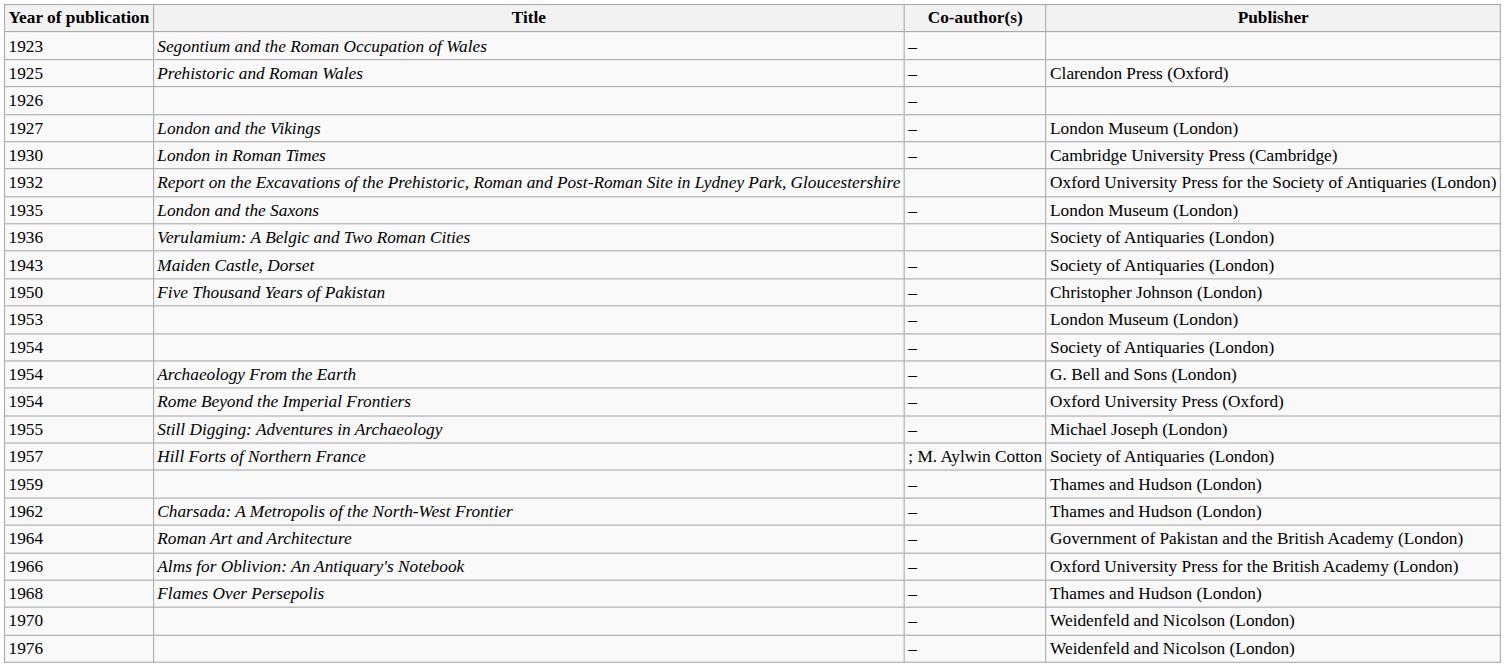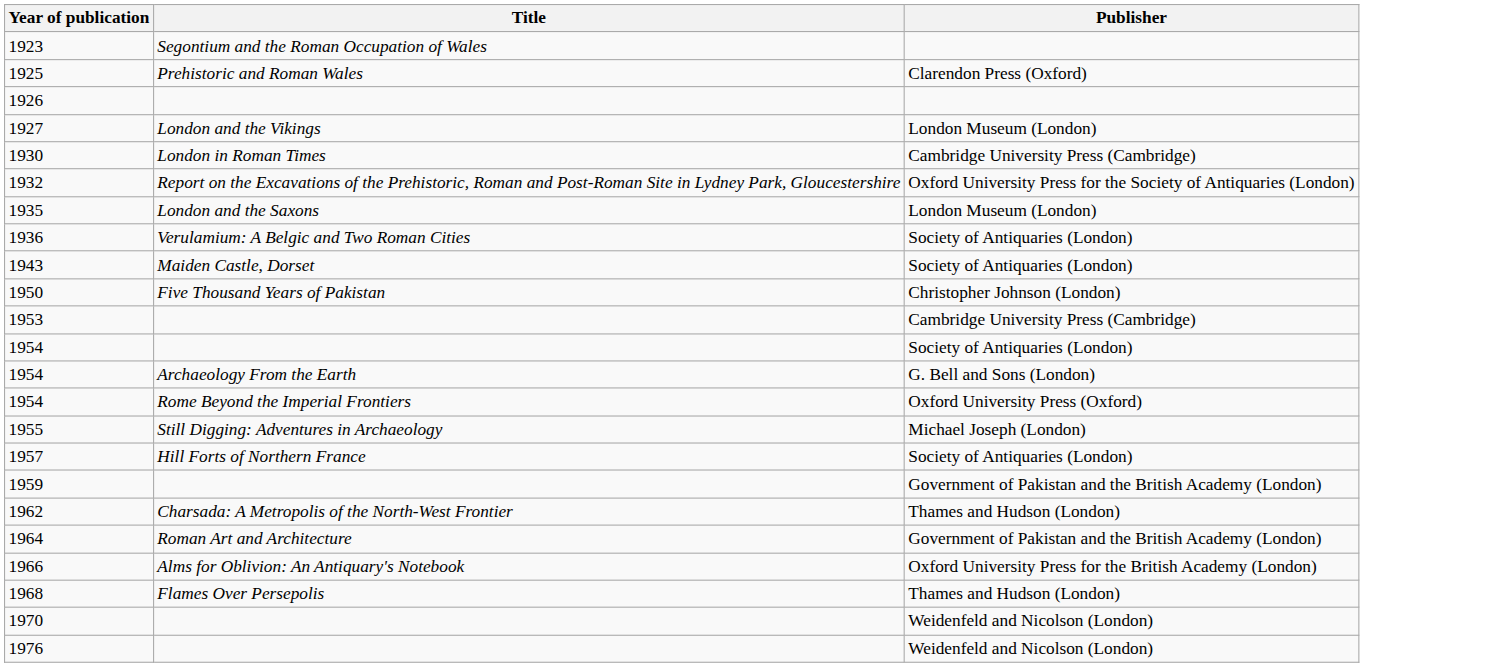- column: (975, 18)
(1144, 319) London Museum (London) -> (1052, 319) Cambridge University Press (Cambridge)
(1156, 484) Thames and Hudson (London) -> (1115, 484) Government of Pakistan and the British Academy (London)
